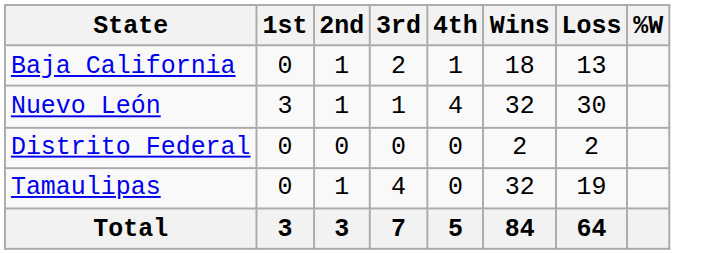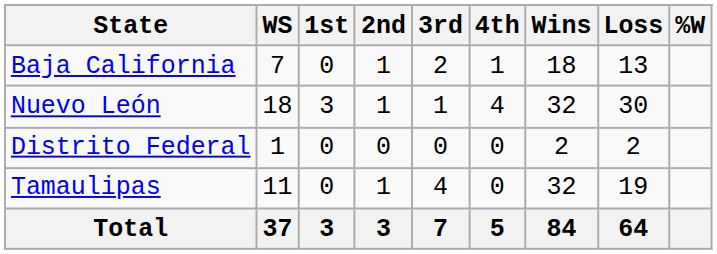+ column: (277, 25)
